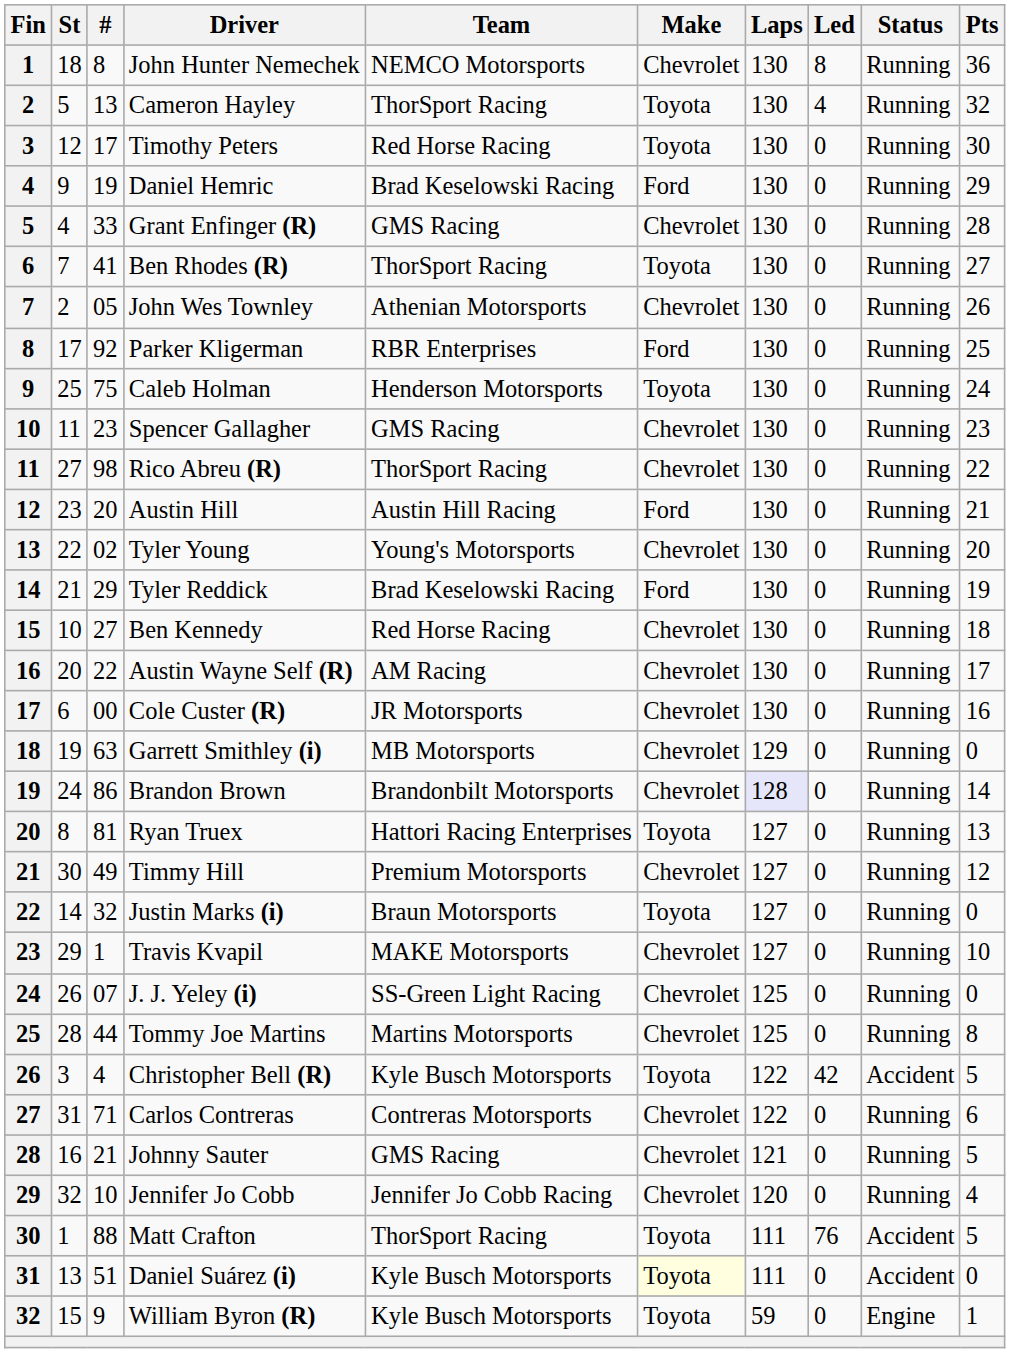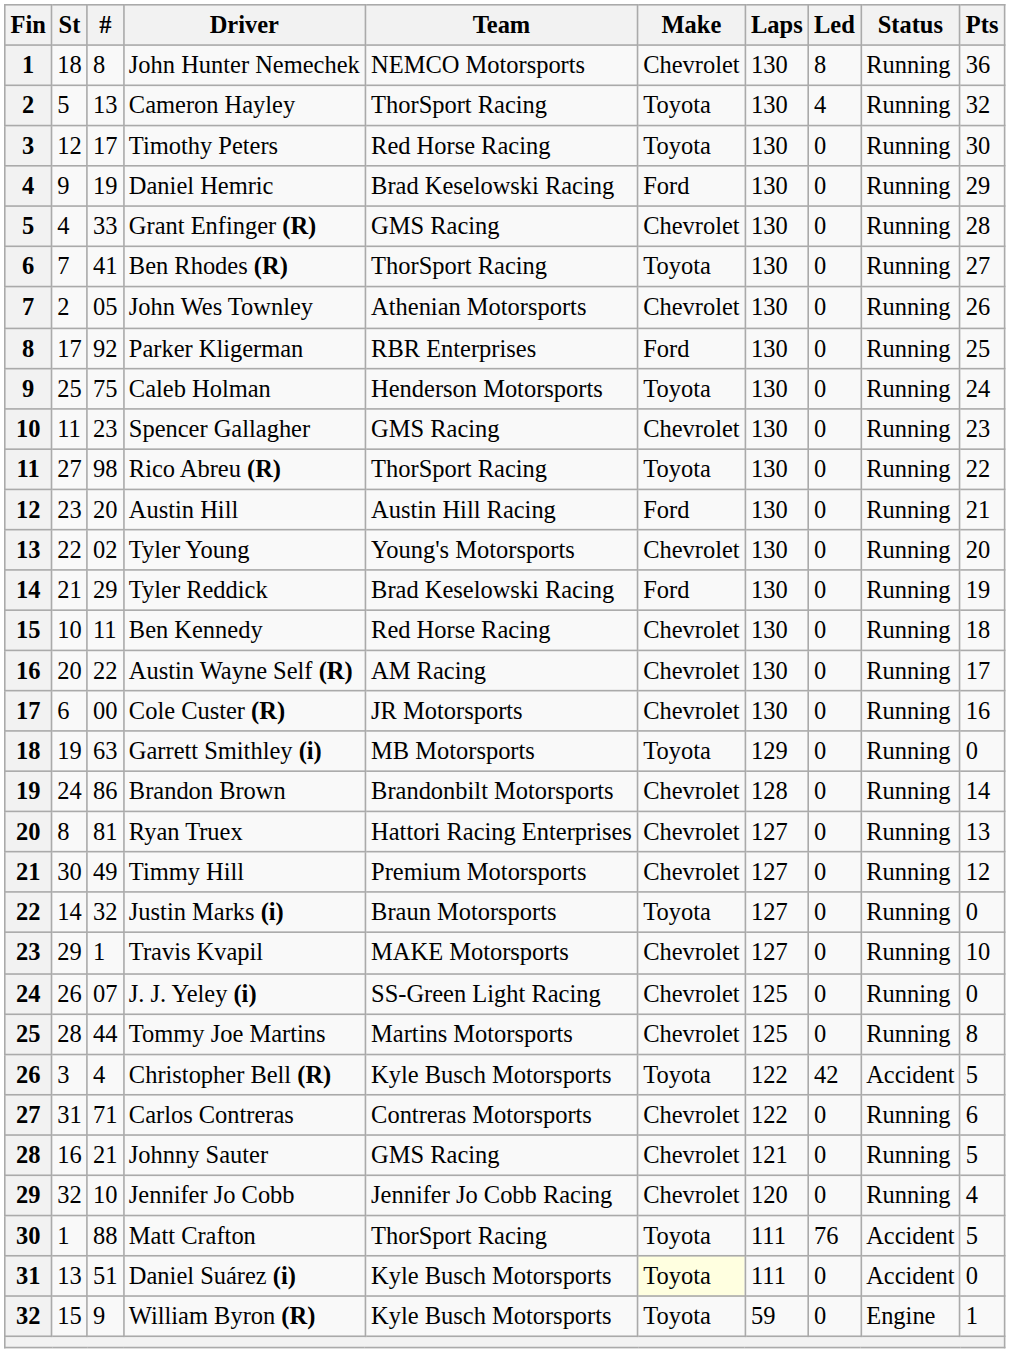(691, 468) Chevrolet -> (677, 468) Toyota
(105, 630) 27 -> (105, 630) 11
(691, 751) Chevrolet -> (677, 751) Toyota
(769, 791) lavender background -> (769, 791) no background
(677, 831) Toyota -> (691, 831) Chevrolet
